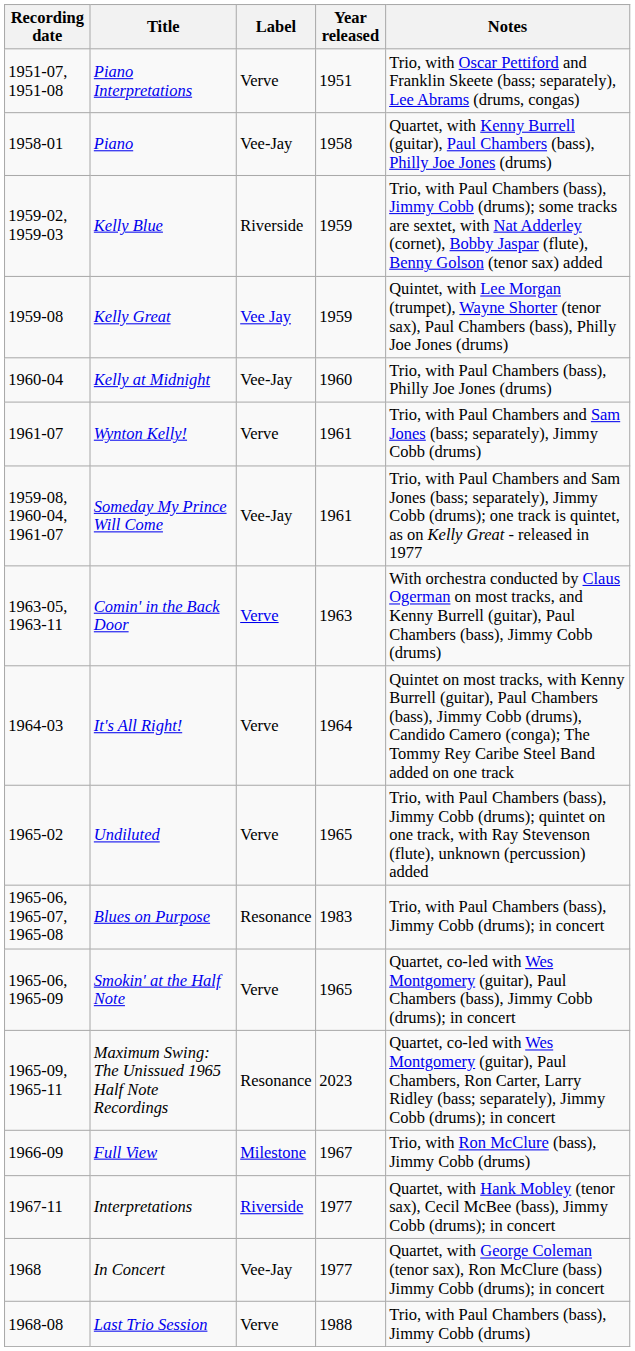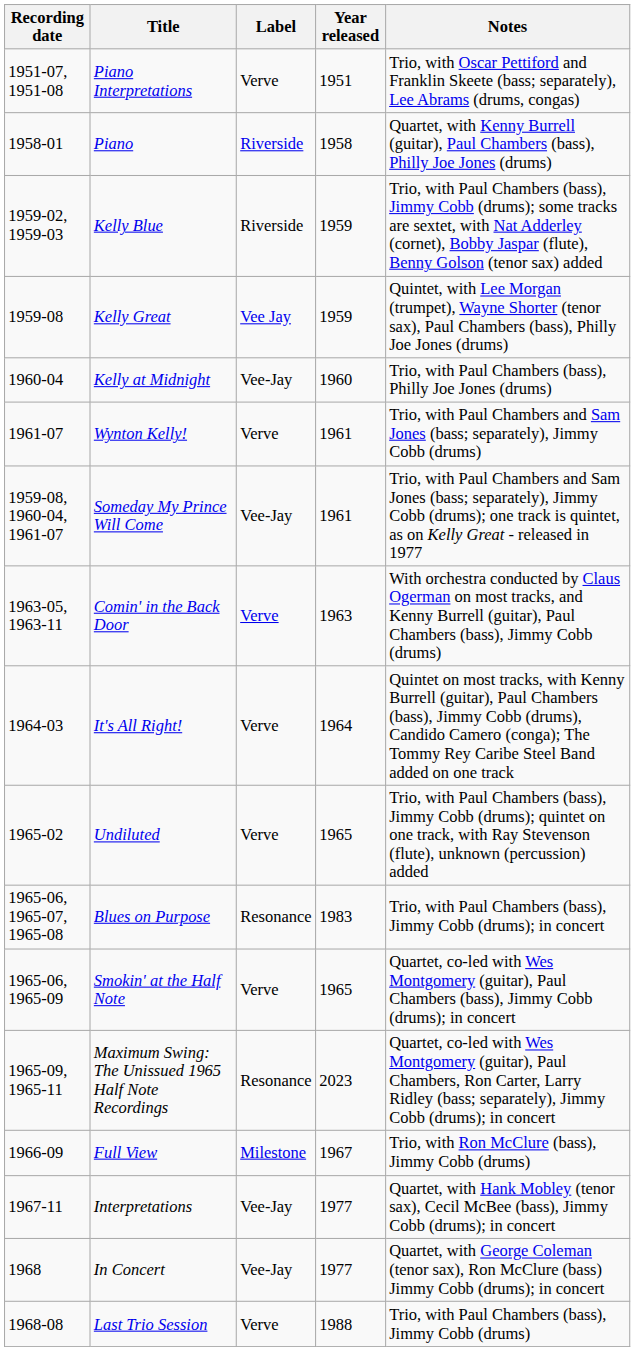(266, 144) Vee-Jay -> (272, 144) Riverside
(272, 1206) Riverside -> (266, 1206) Vee-Jay
